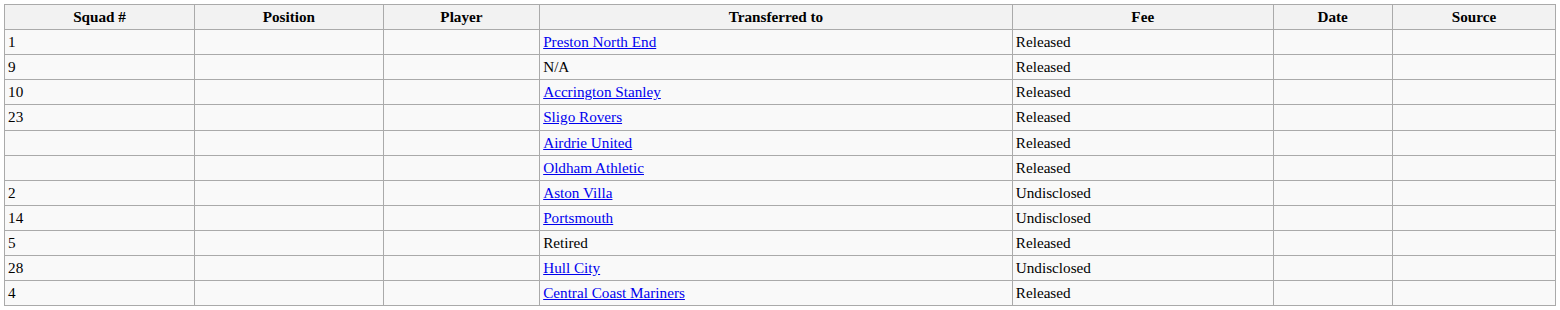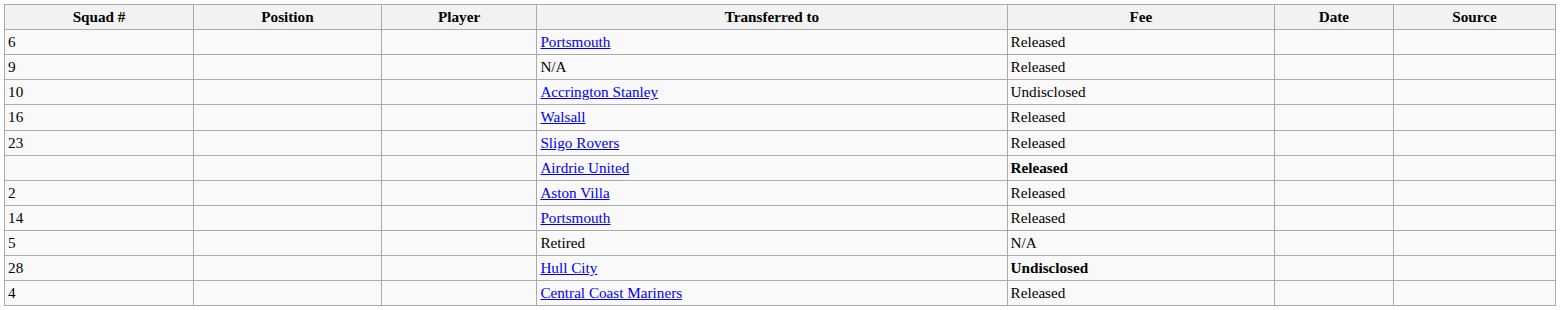- row: (12, 42)
+ row: (12, 42)
(1043, 92) Released -> (1048, 92) Undisclosed
+ row: (16, 117)
(1043, 142) normal -> (1039, 167) bold
- row: (100, 168)
(1053, 192) Undisclosed -> (1038, 192) Released
(1053, 217) Undisclosed -> (1038, 217) Released
(1043, 242) Released -> (1024, 242) N/A
(1053, 267) normal -> (1049, 267) bold
